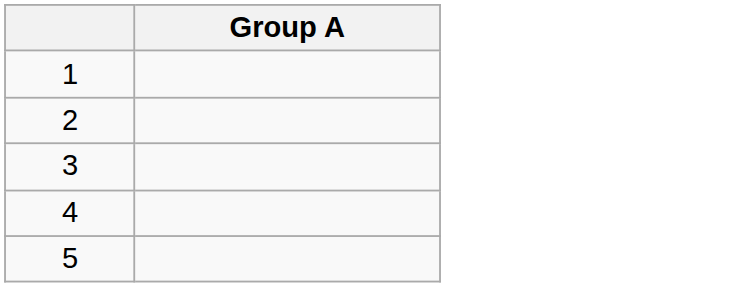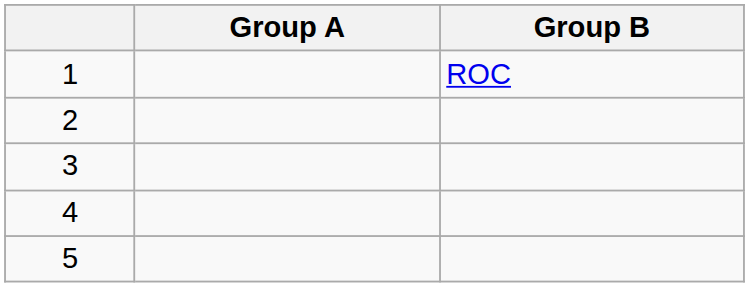+ column: (592, 27)
